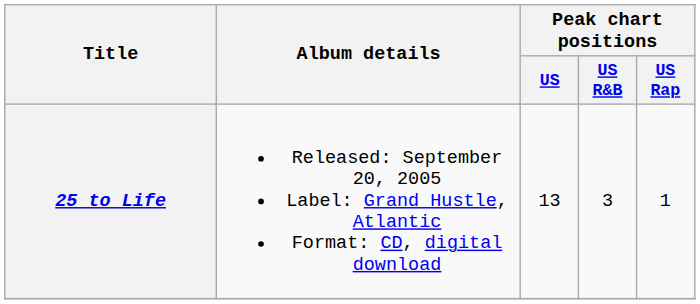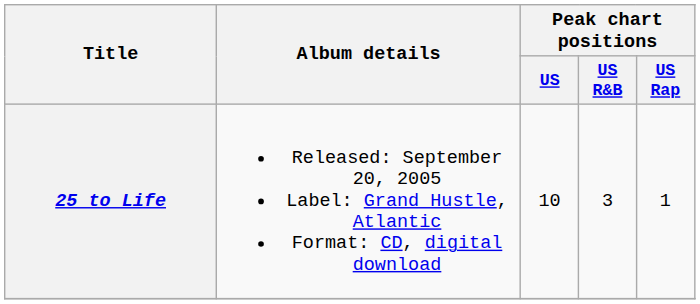(550, 201) 13 -> (550, 201) 10
